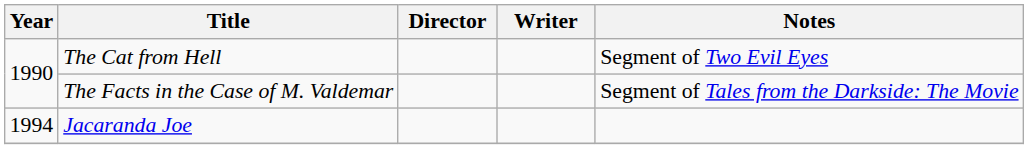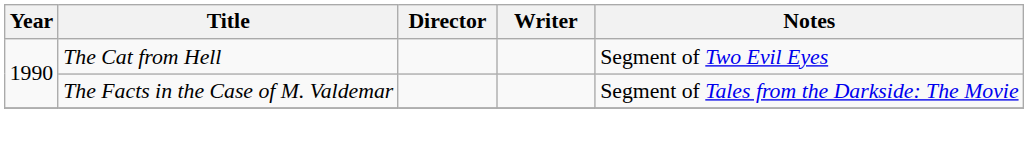- row: (128, 125)
